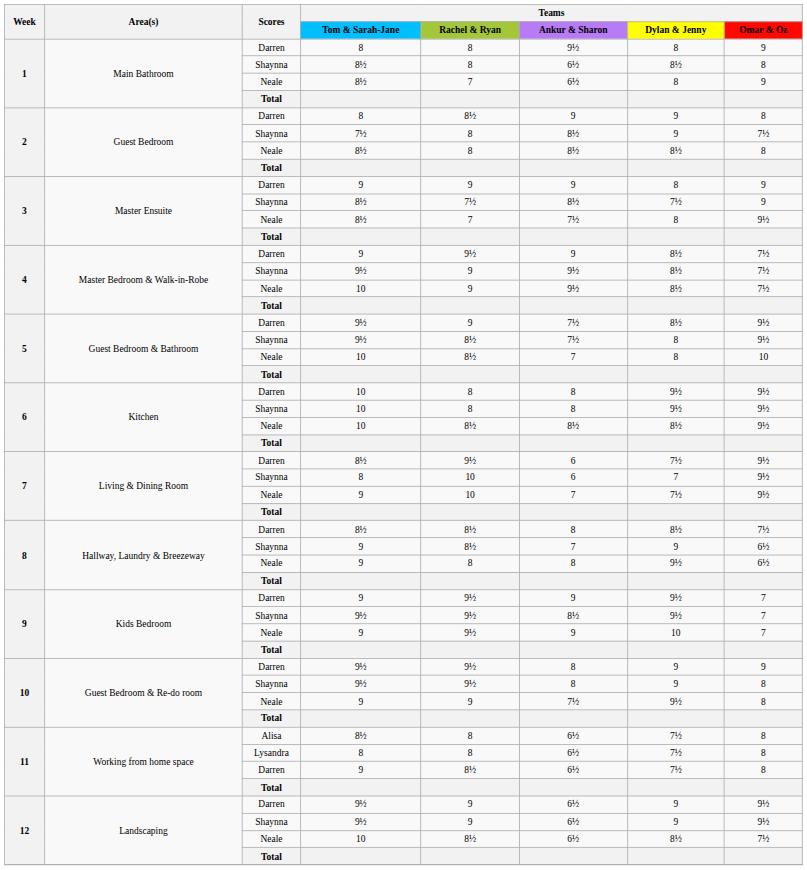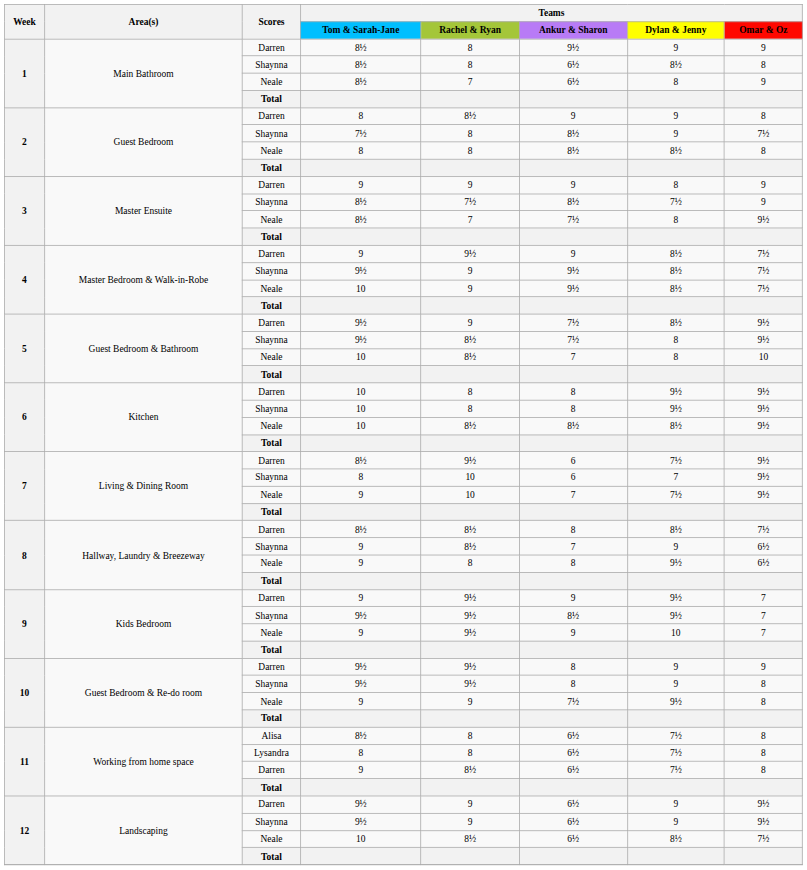(361, 47) 8 -> (361, 47) 8½
(676, 47) 8 -> (676, 47) 9
(361, 151) 8½ -> (361, 151) 8
